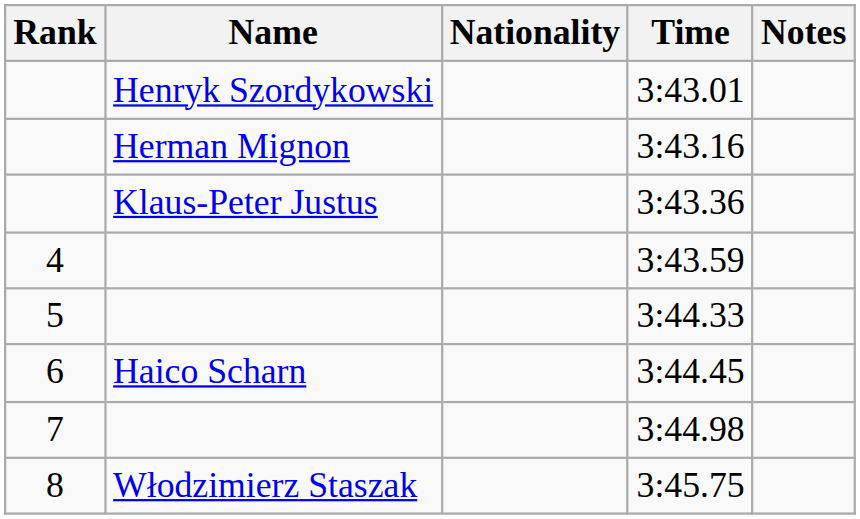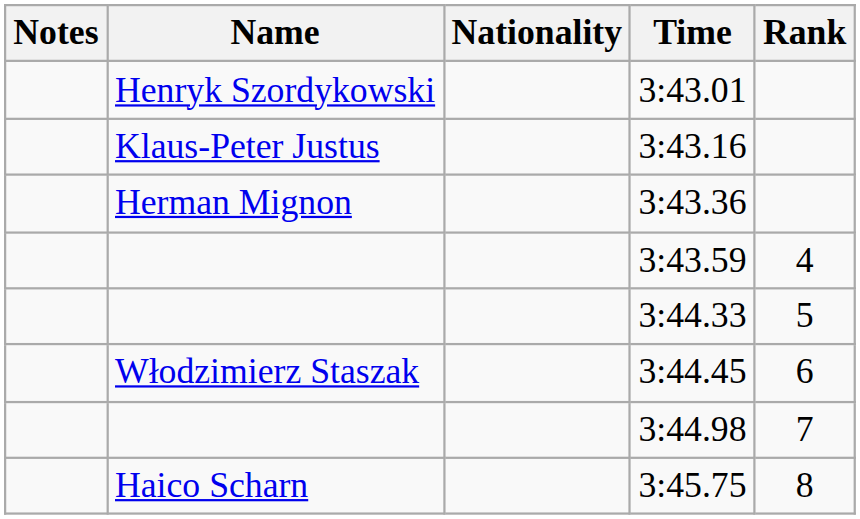columns swapped: (55, 32) <-> (804, 32)
(232, 145) Herman Mignon -> (247, 145) Klaus-Peter Justus
(245, 202) Klaus-Peter Justus -> (233, 202) Herman Mignon
(210, 372) Haico Scharn -> (267, 372) Włodzimierz Staszak
(265, 485) Włodzimierz Staszak -> (212, 485) Haico Scharn
